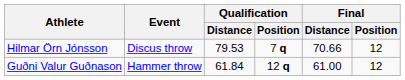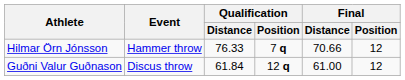(160, 49) Discus throw -> (164, 49) Hammer throw
(229, 49) 79.53 -> (229, 49) 76.33
(164, 67) Hammer throw -> (160, 67) Discus throw
